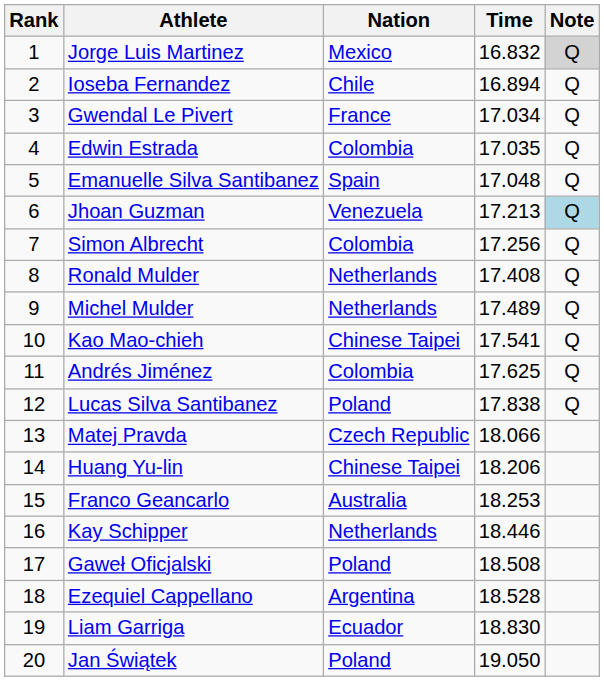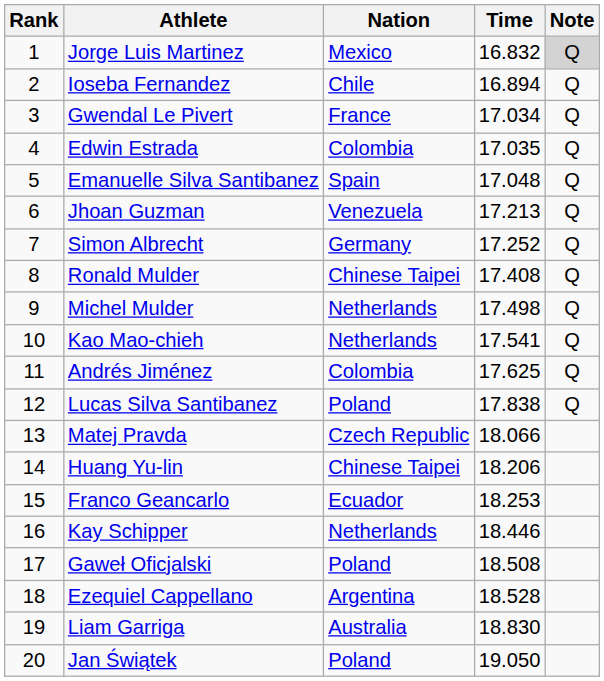(572, 212) lightblue background -> (572, 212) no background
(371, 244) Colombia -> (370, 244) Germany
(510, 244) 17.256 -> (510, 244) 17.252
(383, 276) Netherlands -> (394, 276) Chinese Taipei
(510, 308) 17.489 -> (510, 308) 17.498
(394, 340) Chinese Taipei -> (383, 340) Netherlands
(367, 500) Australia -> (366, 500) Ecuador
(366, 627) Ecuador -> (367, 627) Australia
